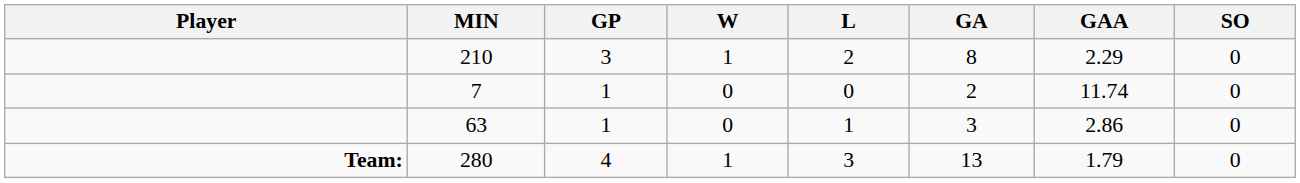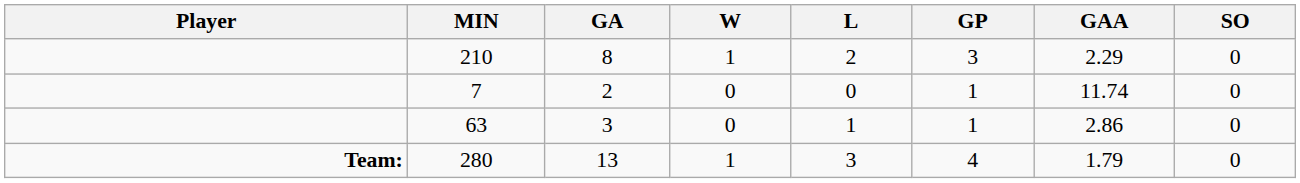columns swapped: (606, 21) <-> (971, 21)
